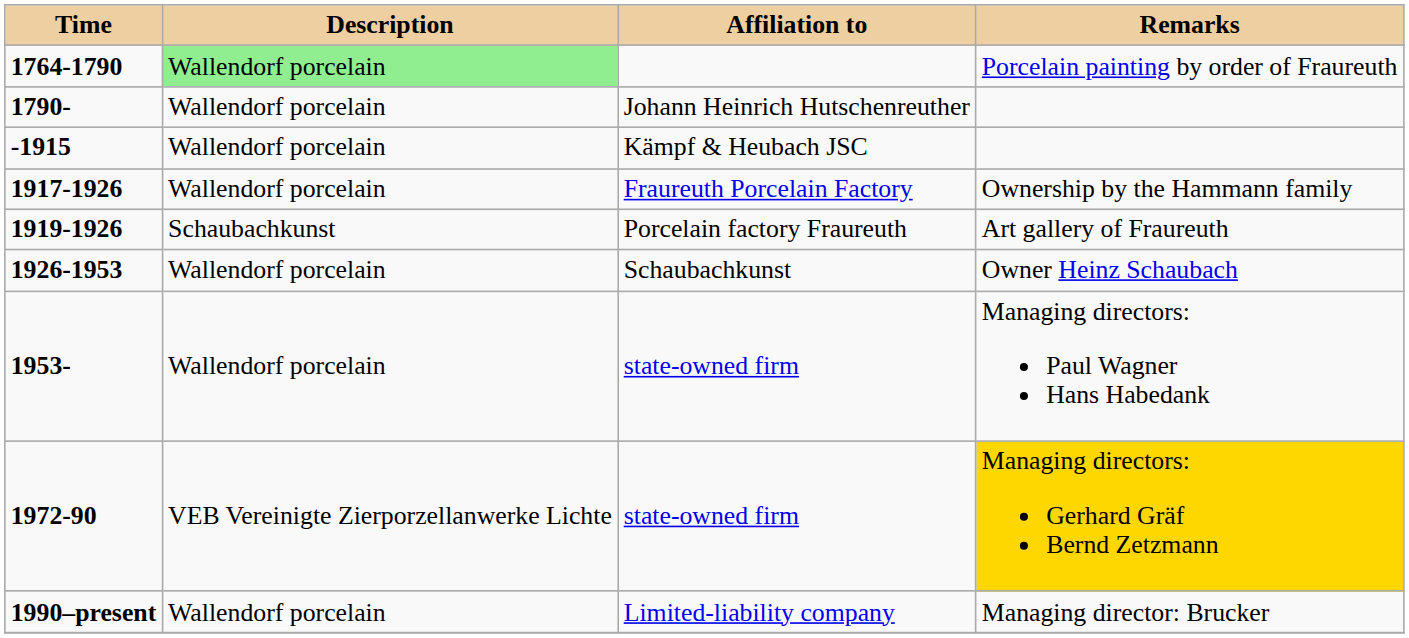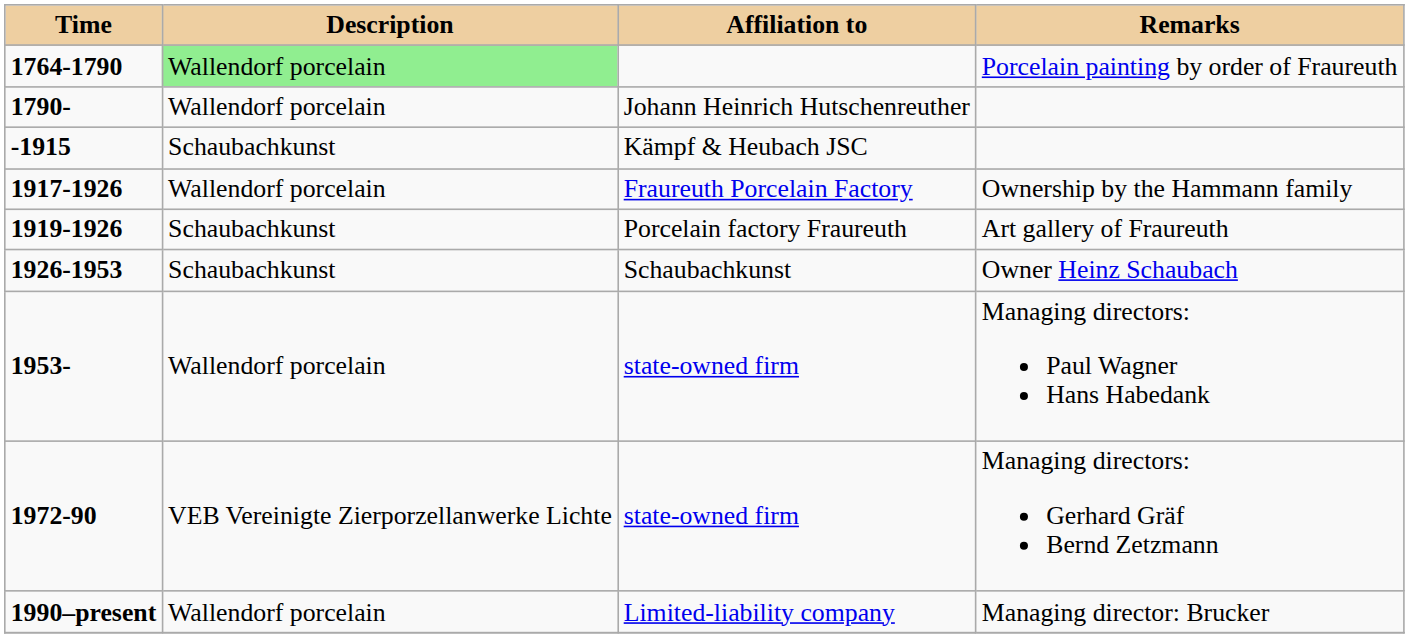(277, 147) Wallendorf porcelain -> (252, 147) Schaubachkunst
(277, 270) Wallendorf porcelain -> (252, 270) Schaubachkunst
(1190, 503) gold background -> (1190, 503) no background
